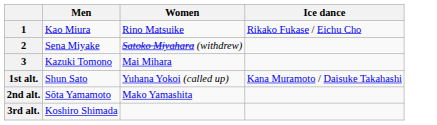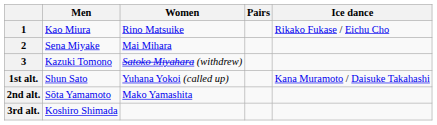+ column: (258, 12)
(182, 45) Satoko Miyahara (withdrew) -> (147, 45) Mai Mihara
(147, 62) Mai Mihara -> (182, 62) Satoko Miyahara (withdrew)
